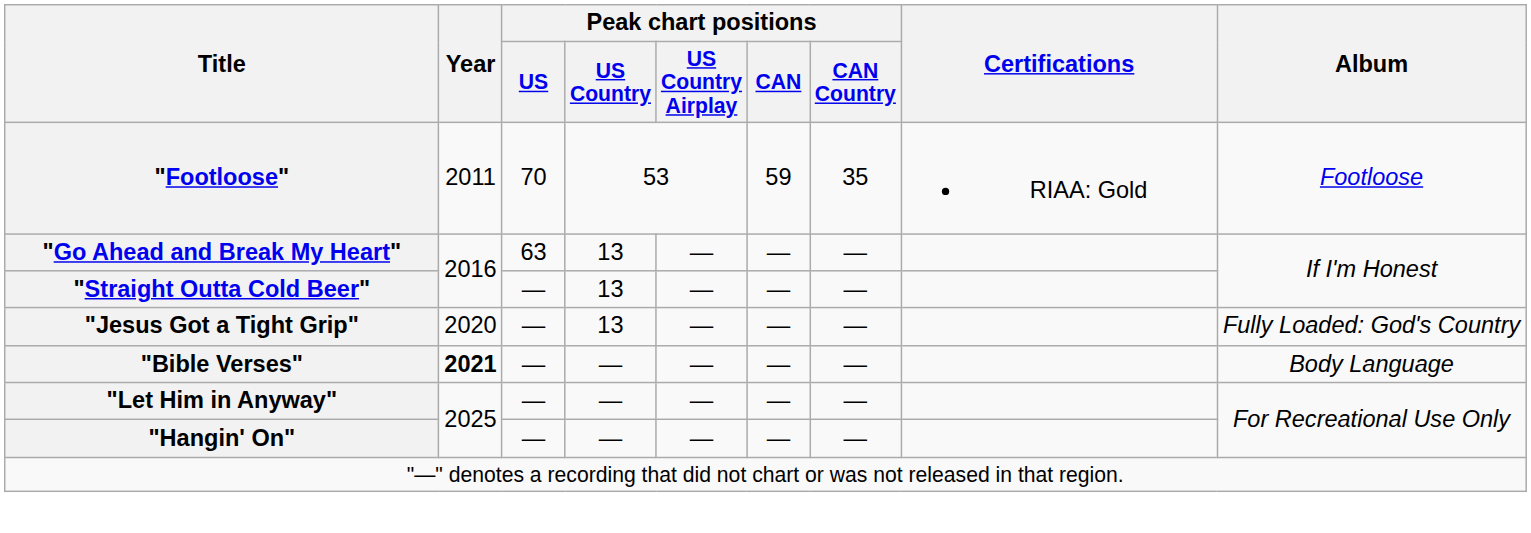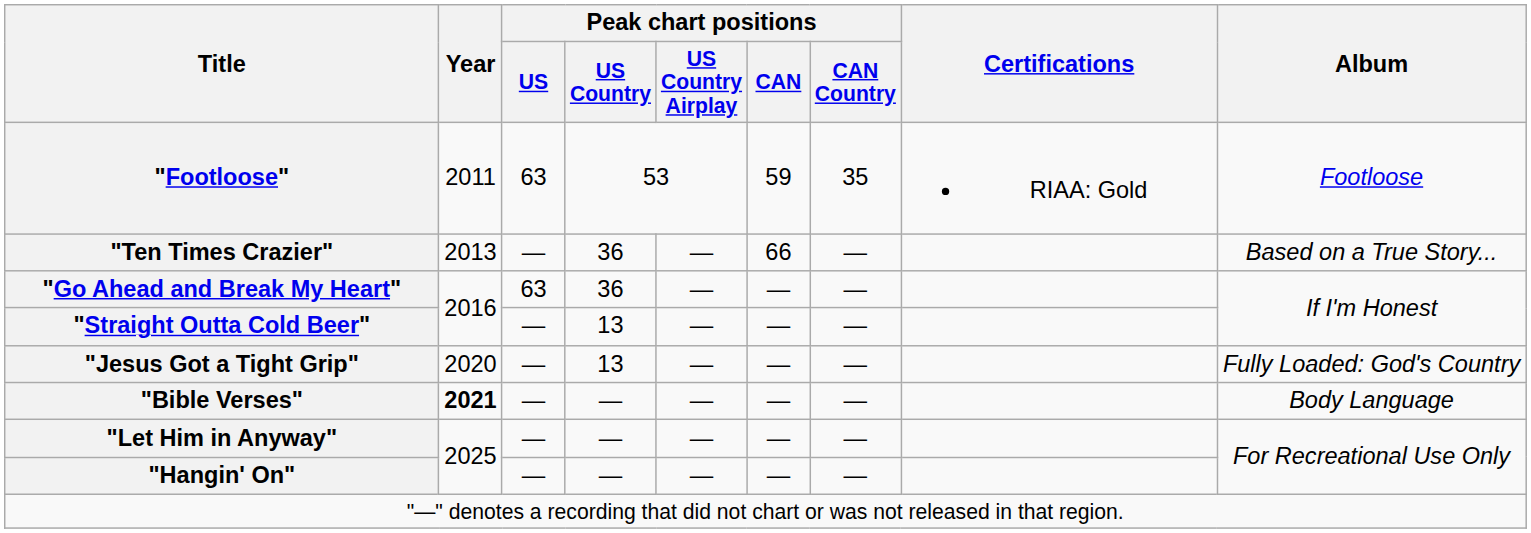(534, 177) 70 -> (534, 177) 63
+ row: (222, 251)
(610, 251) 13 -> (610, 289) 36
